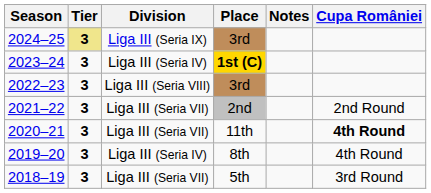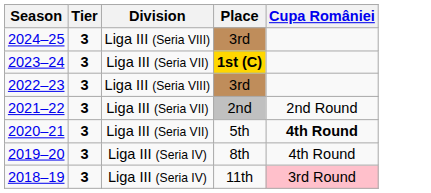- column: (289, 16)
(85, 39) khaki background -> (85, 39) no background
(157, 39) Liga III (Seria IX) -> (157, 39) Liga III (Seria VIII)
(157, 62) Liga III (Seria IV) -> (157, 62) Liga III (Seria VII)
(240, 131) 11th -> (240, 131) 5th
(157, 177) Liga III (Seria VII) -> (157, 177) Liga III (Seria IV)
(240, 177) 5th -> (240, 177) 11th
(369, 177) no background -> (322, 177) pink background
